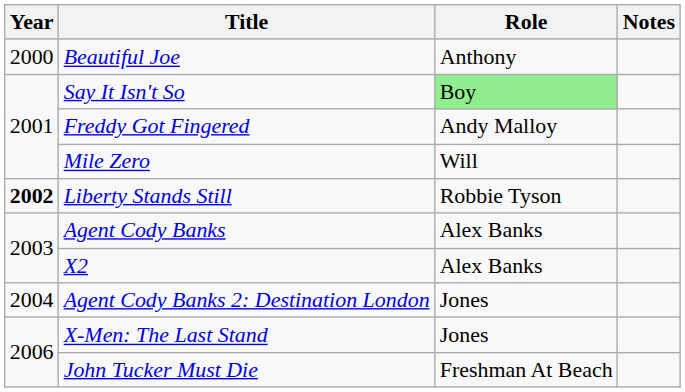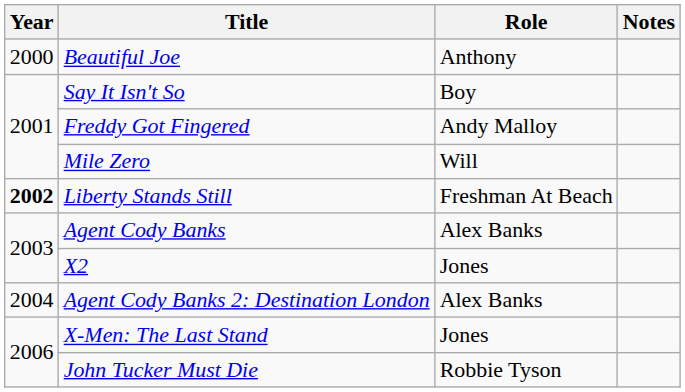(458, 91) lightgreen background -> (458, 91) no background
(501, 195) Robbie Tyson -> (526, 195) Freshman At Beach
(491, 265) Alex Banks -> (464, 265) Jones
(464, 299) Jones -> (491, 299) Alex Banks
(526, 369) Freshman At Beach -> (501, 369) Robbie Tyson
